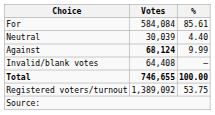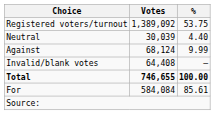rows swapped: (14, 24) <-> (67, 90)
(161, 50) bold -> (161, 50) normal
